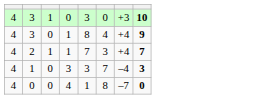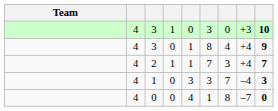+ column: (65, 13)
